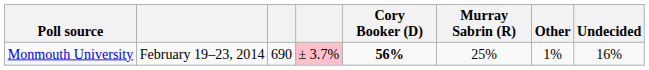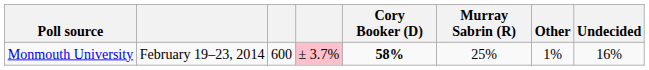(282, 53) 690 -> (282, 53) 600
(390, 53) 56% -> (390, 53) 58%
